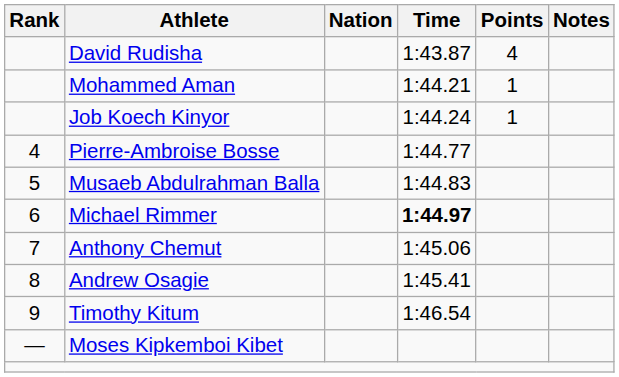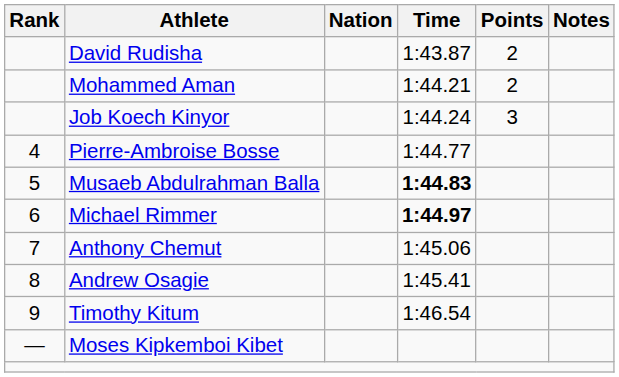(512, 53) 4 -> (512, 53) 2
(512, 85) 1 -> (512, 85) 2
(512, 118) 1 -> (512, 118) 3
(437, 183) normal -> (437, 183) bold
